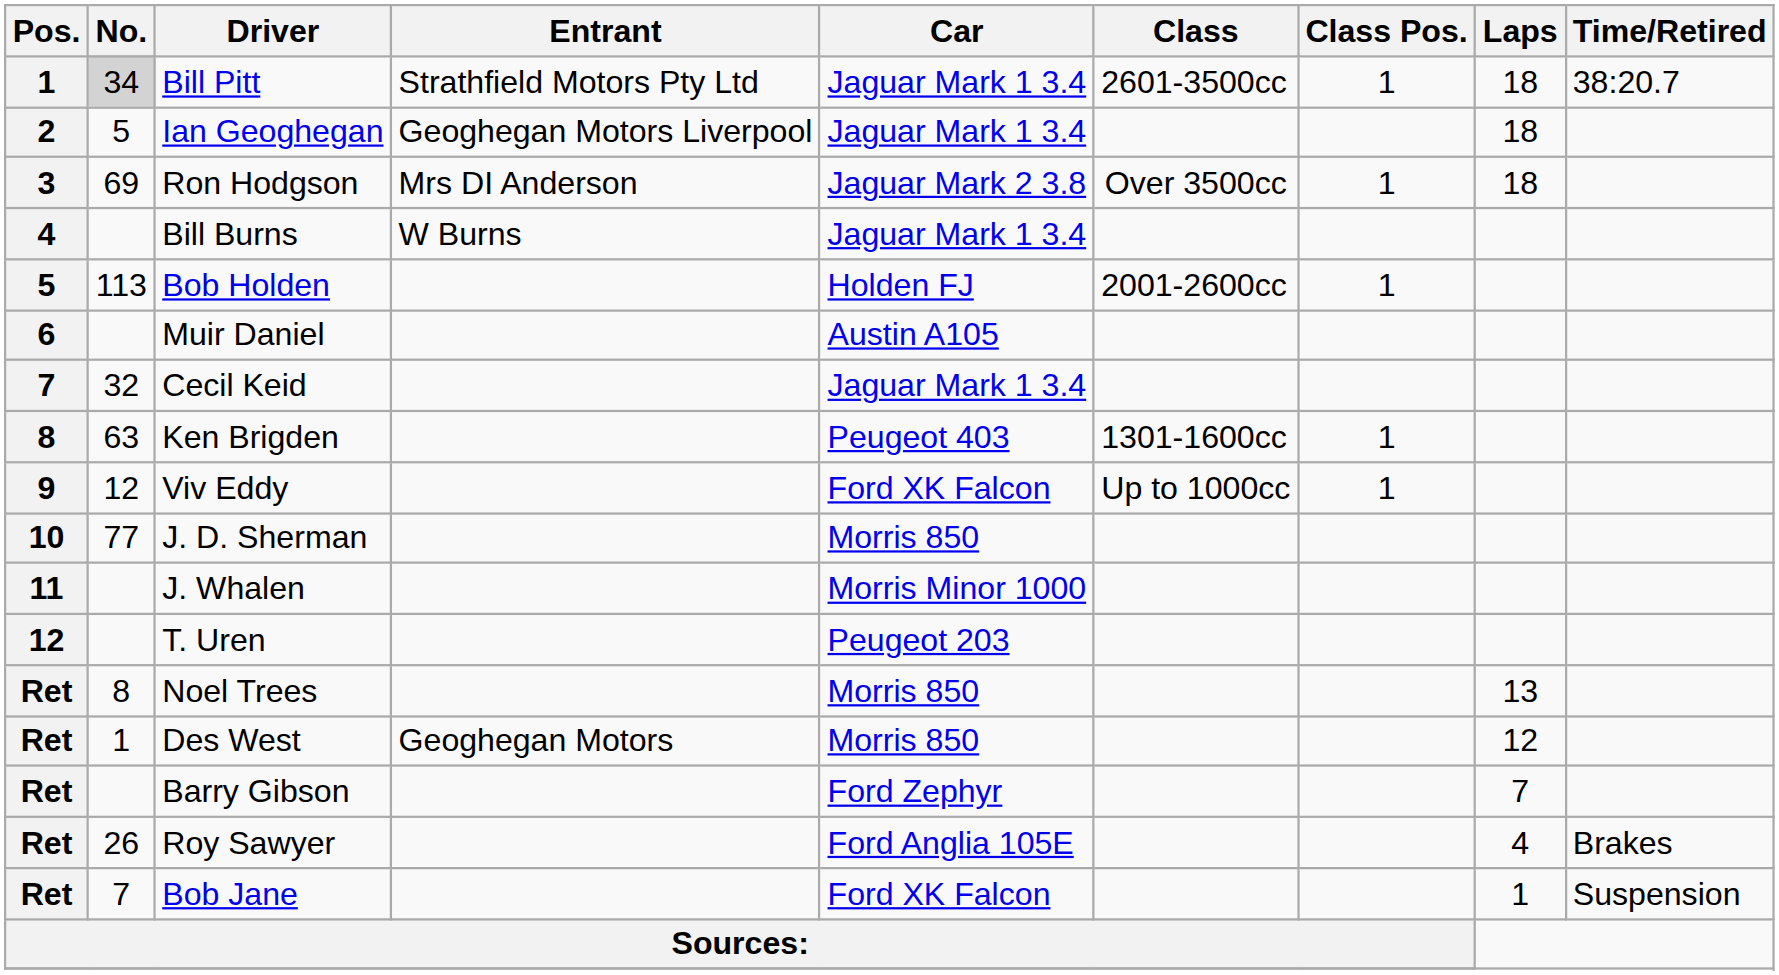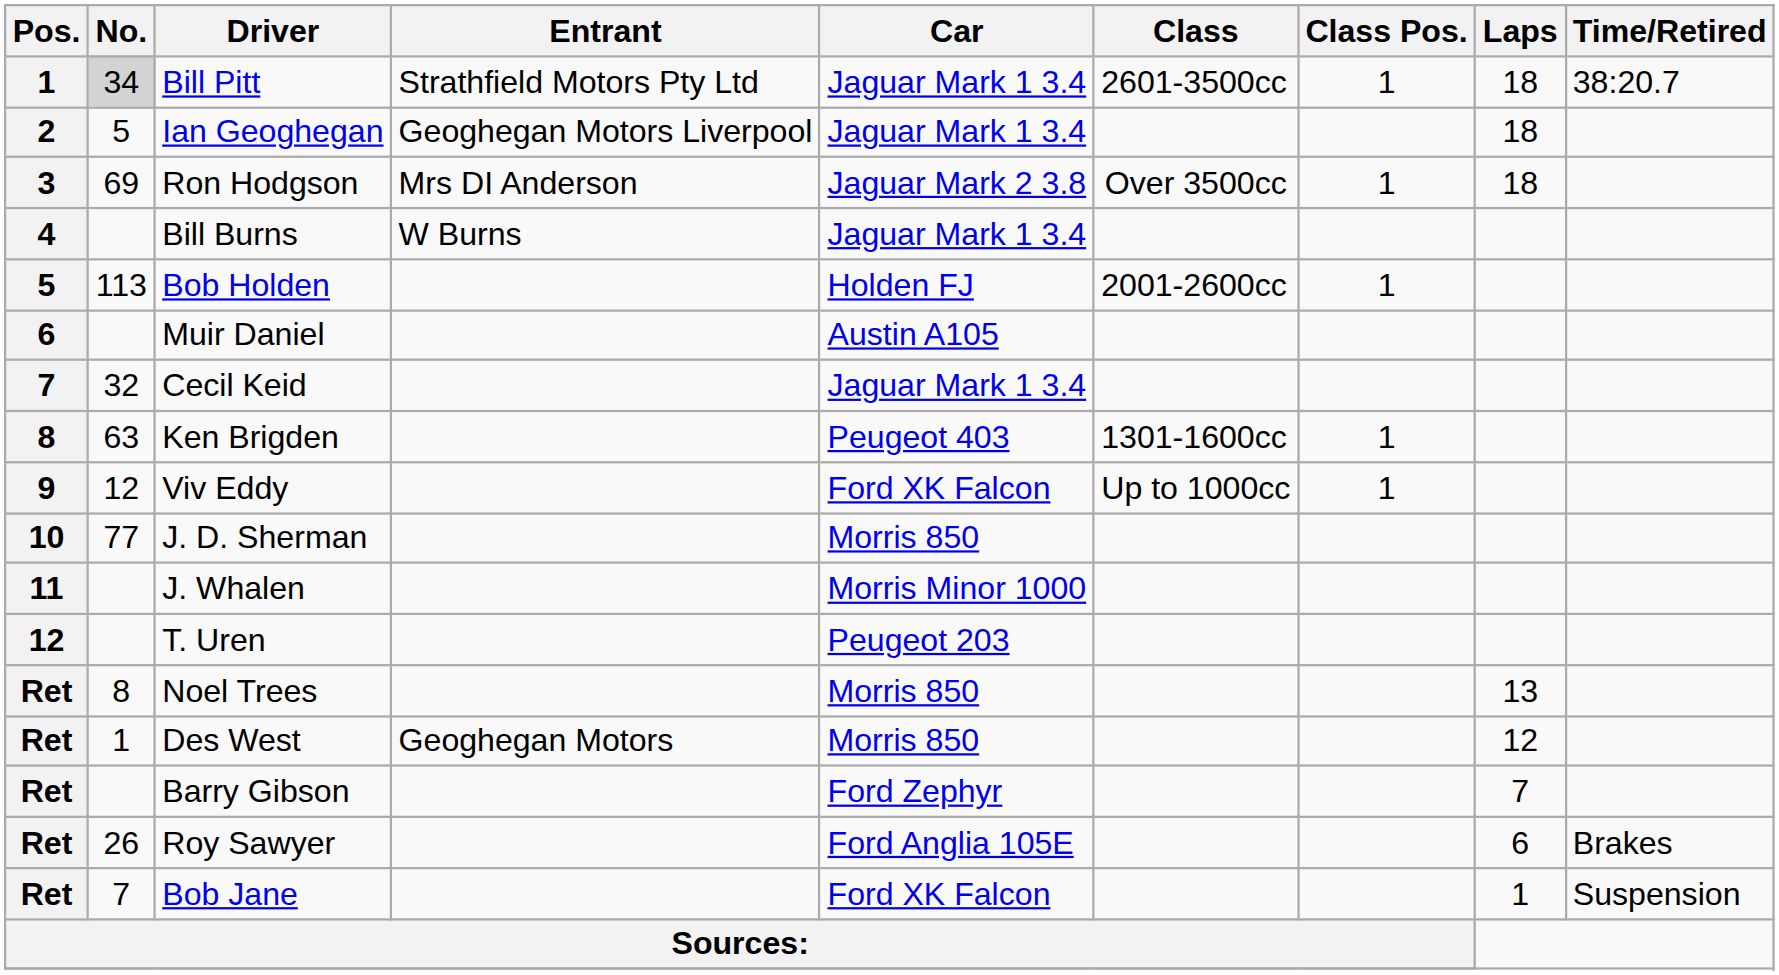(1520, 843) 4 -> (1520, 843) 6
